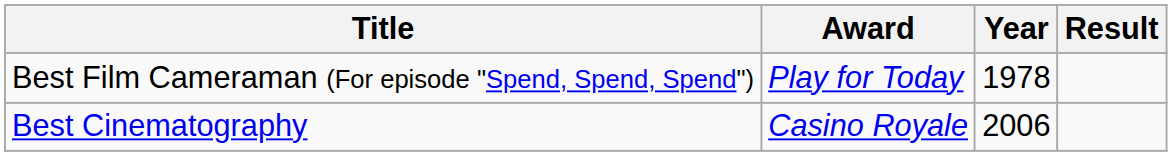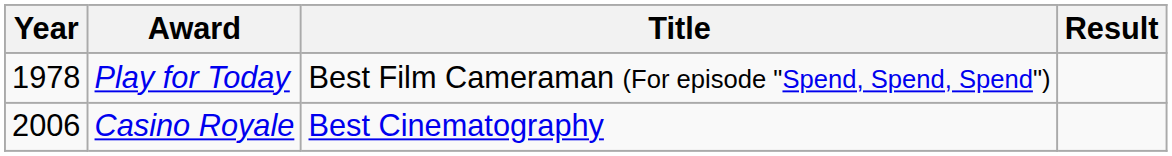columns swapped: (1016, 28) <-> (383, 28)
